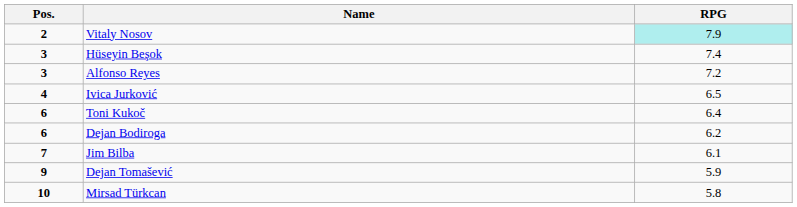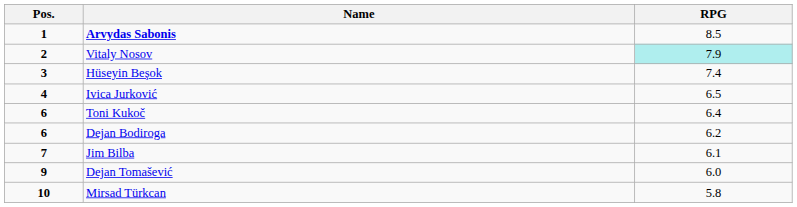+ row: (131, 34)
- row: (123, 73)
(714, 172) 5.9 -> (714, 172) 6.0
